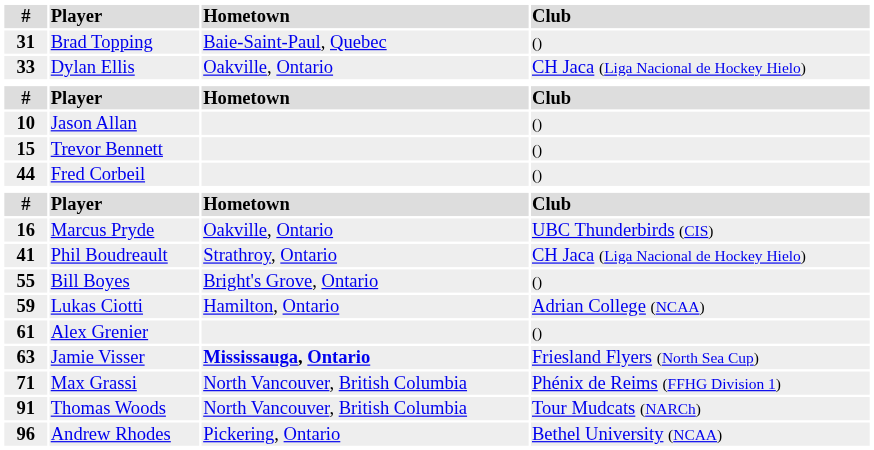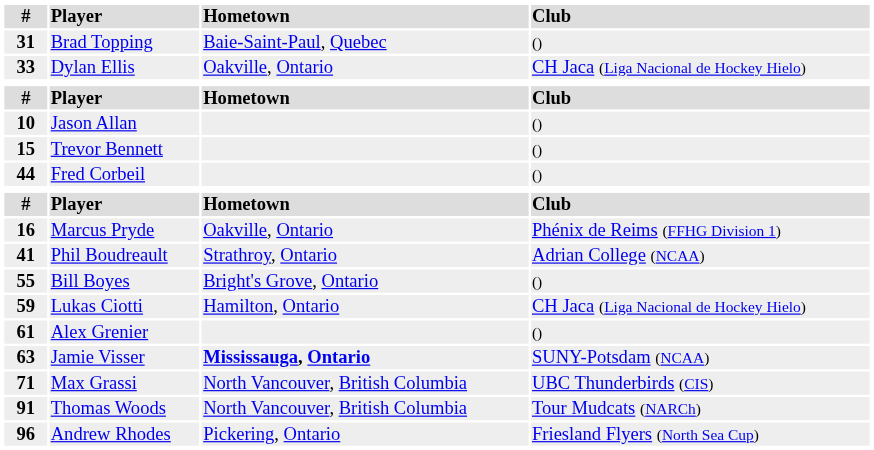(623, 229) UBC Thunderbirds (CIS) -> (656, 229) Phénix de Reims (FFHG Division 1)
(669, 255) CH Jaca (Liga Nacional de Hockey Hielo) -> (618, 255) Adrian College (NCAA)
(618, 306) Adrian College (NCAA) -> (669, 306) CH Jaca (Liga Nacional de Hockey Hielo)
(645, 357) Friesland Flyers (North Sea Cup) -> (621, 357) SUNY-Potsdam (NCAA)
(656, 383) Phénix de Reims (FFHG Division 1) -> (623, 383) UBC Thunderbirds (CIS)
(627, 434) Bethel University (NCAA) -> (645, 434) Friesland Flyers (North Sea Cup)
